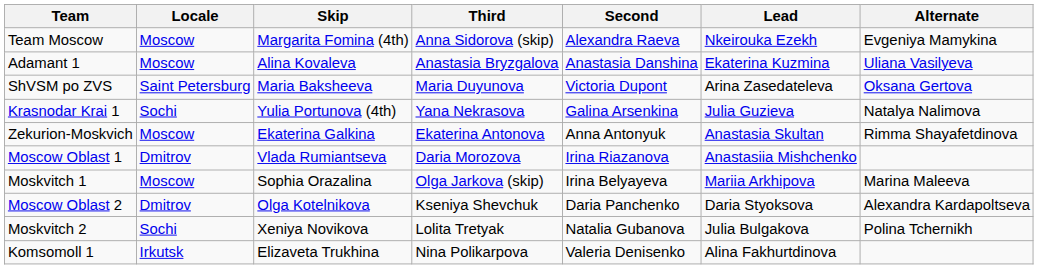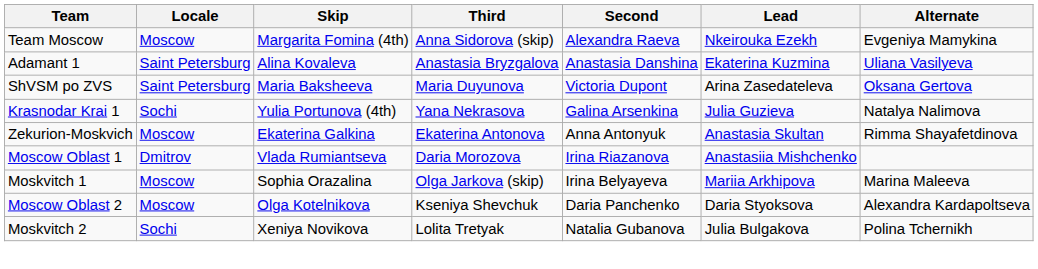(167, 63) Moscow -> (195, 63) Saint Petersburg
(165, 205) Dmitrov -> (167, 205) Moscow
- row: (51, 252)
